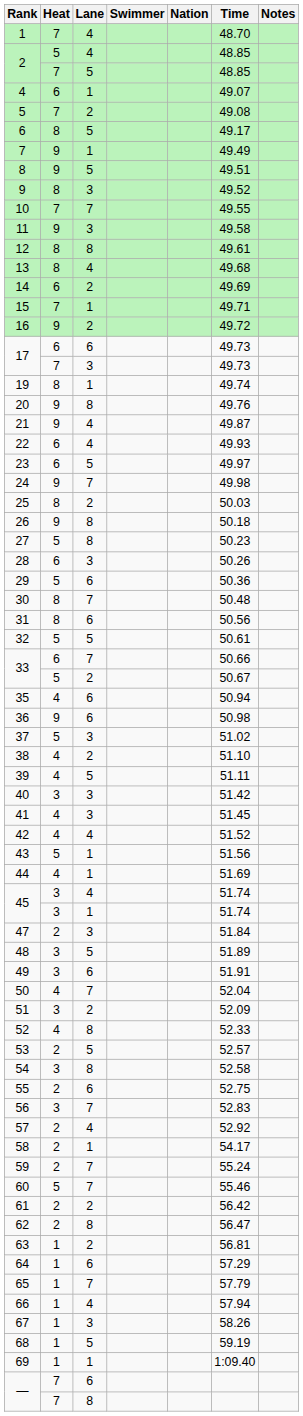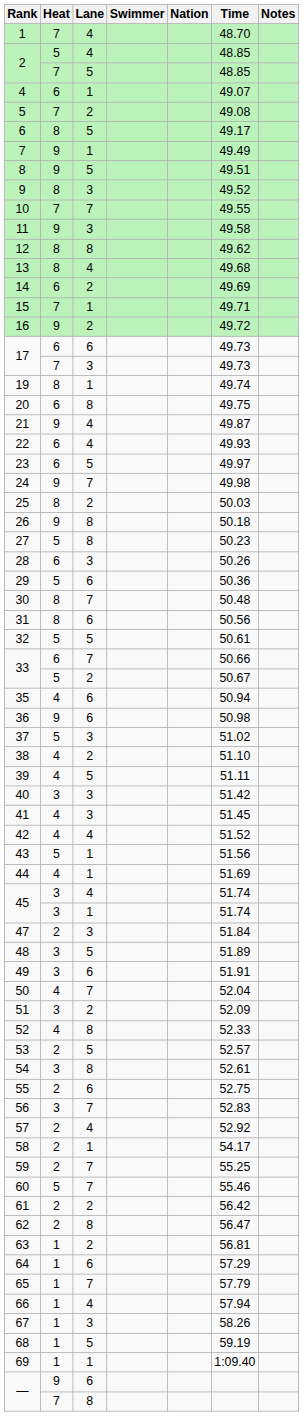(235, 248) 49.61 -> (235, 248) 49.62
(56, 405) 9 -> (56, 405) 6
(235, 405) 49.76 -> (235, 405) 49.75
(235, 1069) 52.58 -> (235, 1069) 52.61
(235, 1167) 55.24 -> (235, 1167) 55.25
(56, 1381) 7 -> (56, 1381) 9
